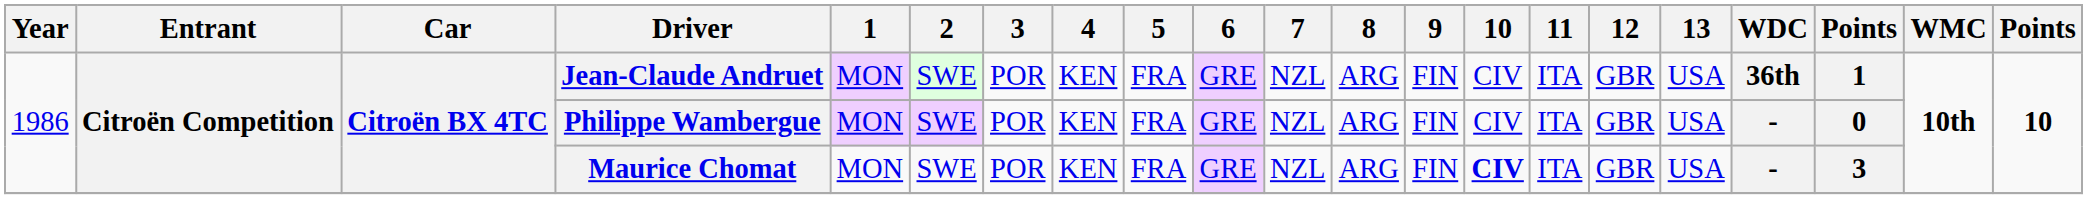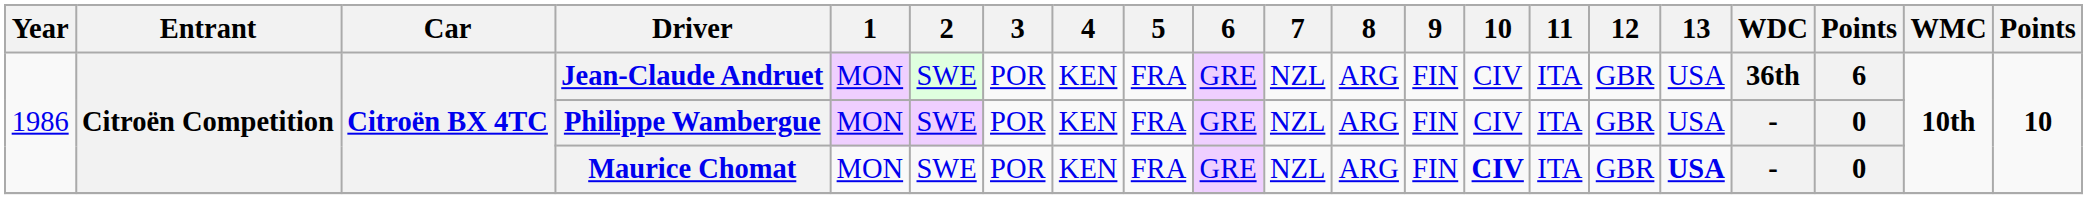(1859, 75) 1 -> (1859, 75) 6
(1696, 169) normal -> (1696, 169) bold
(1859, 169) 3 -> (1859, 169) 0
